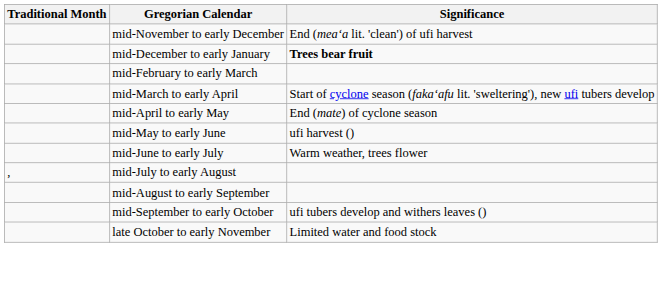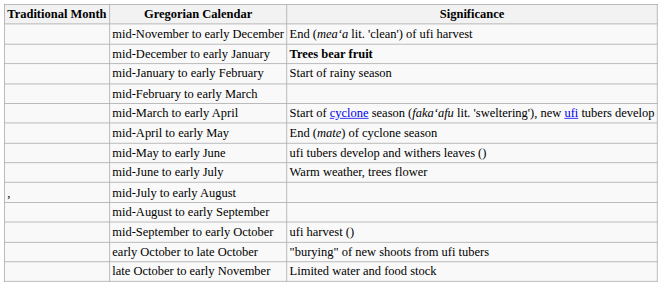+ row: (188, 73)
(322, 133) ufi harvest () -> (388, 152) ufi tubers develop and withers leaves ()
(388, 212) ufi tubers develop and withers leaves () -> (322, 232) ufi harvest ()
+ row: (185, 251)
